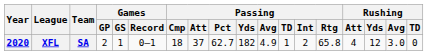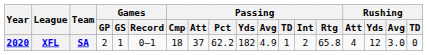(223, 42) 62.7 -> (223, 42) 62.2
